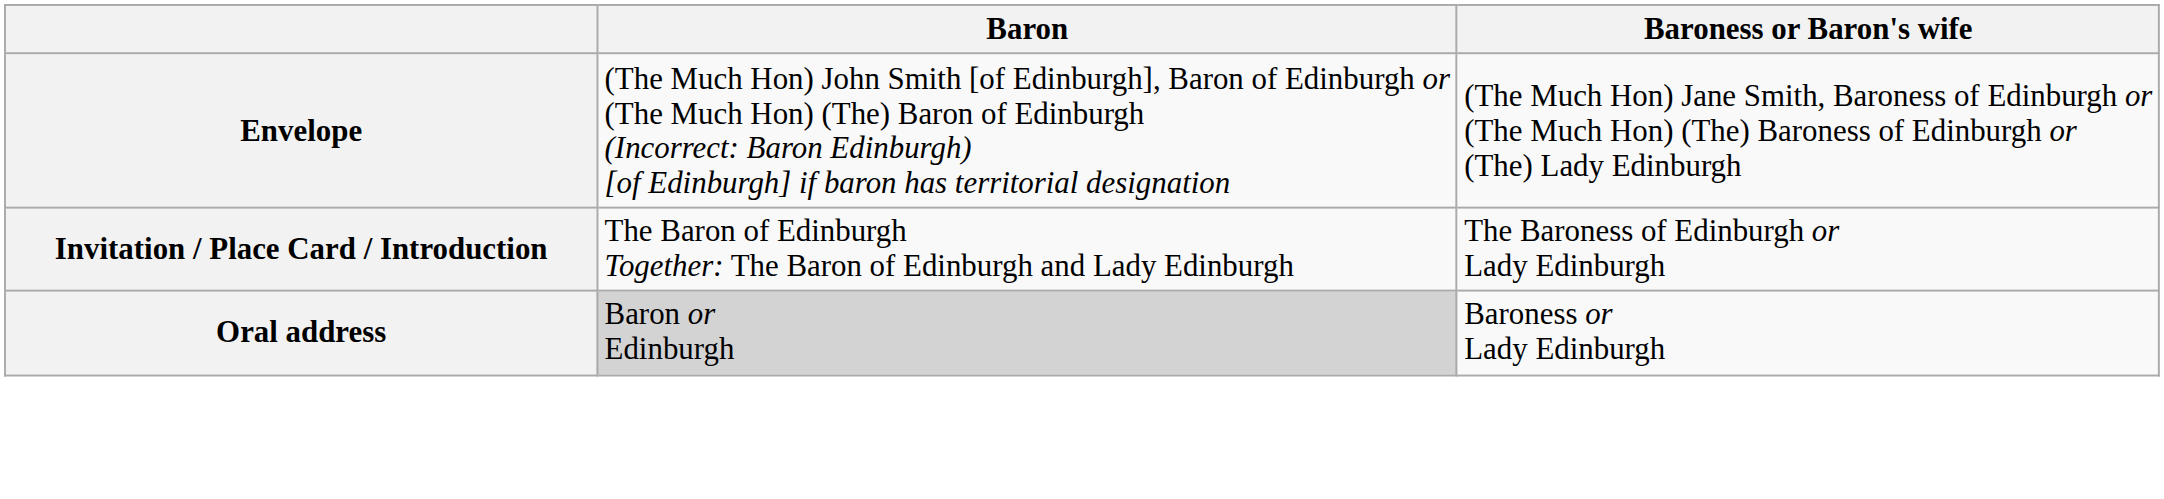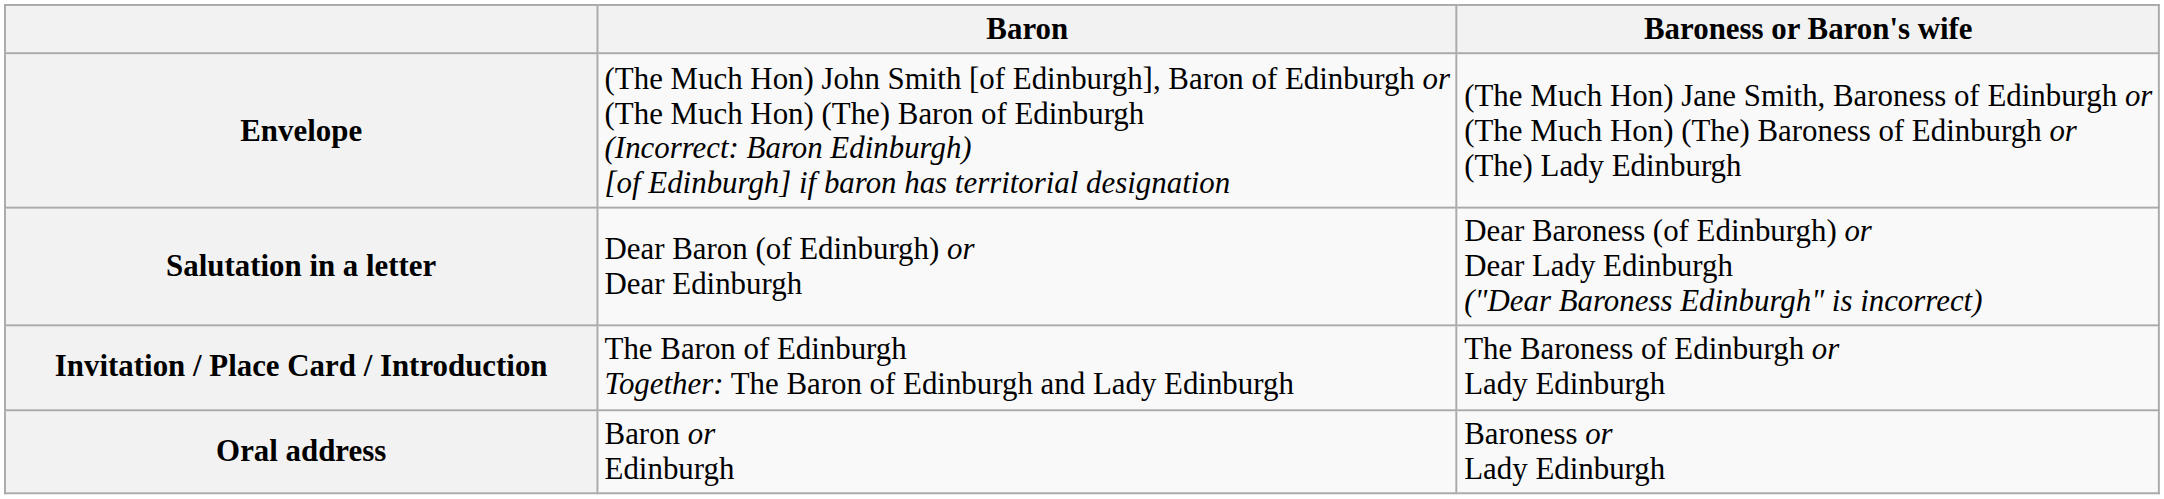+ row: (301, 265)
(669, 332) lightgrey background -> (669, 450) no background
